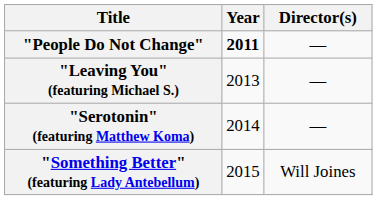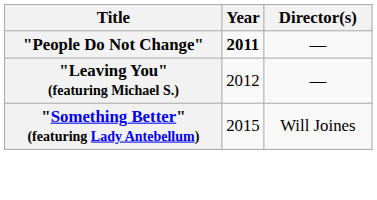(243, 80) 2013 -> (243, 80) 2012
- row: (113, 126)
